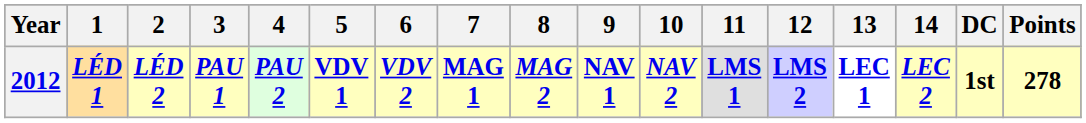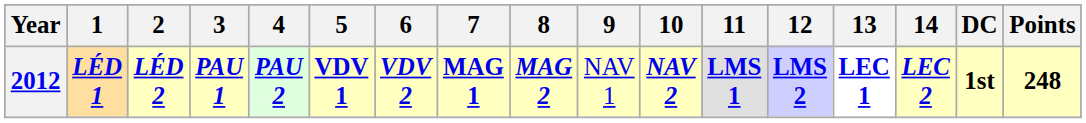(609, 81) bold -> (609, 81) normal
(1042, 81) 278 -> (1042, 81) 248
